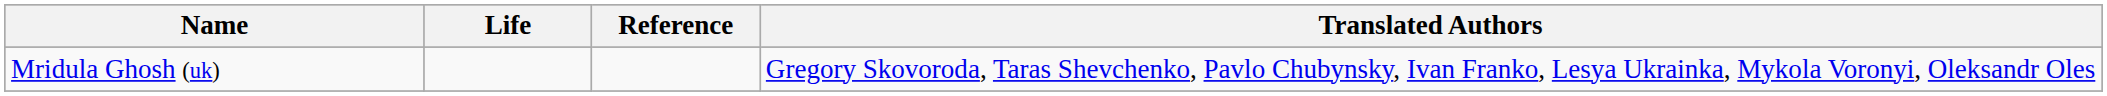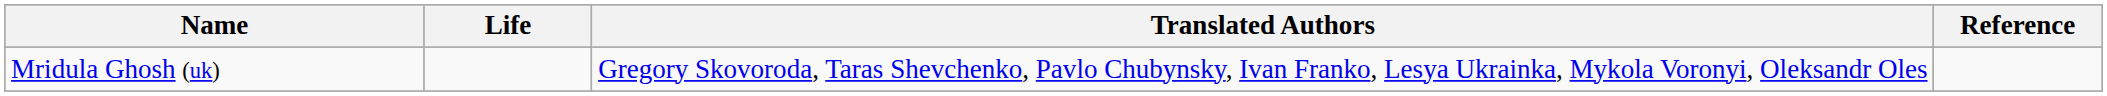columns swapped: (1431, 25) <-> (676, 25)
